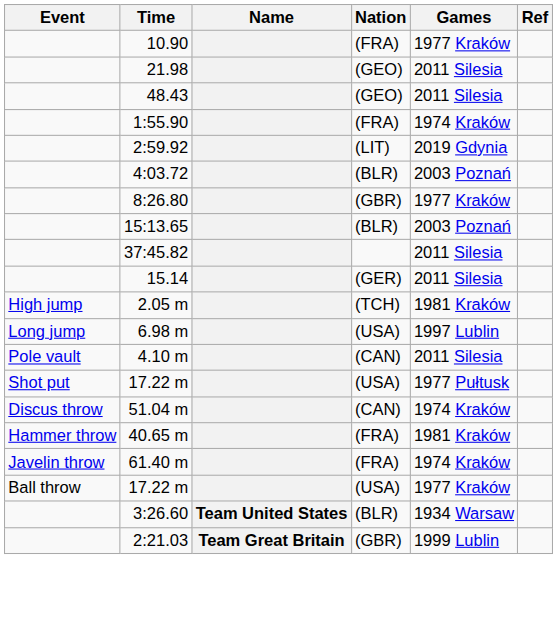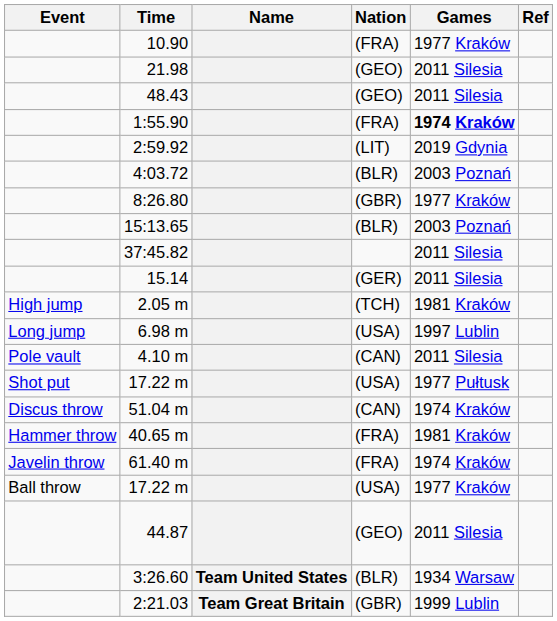(462, 122) normal -> (464, 122) bold
+ row: (62, 533)
